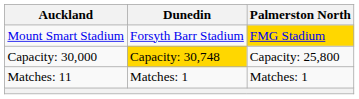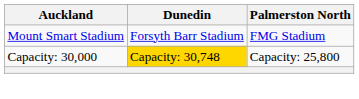(288, 35) gold background -> (288, 35) no background
- row: (39, 77)
